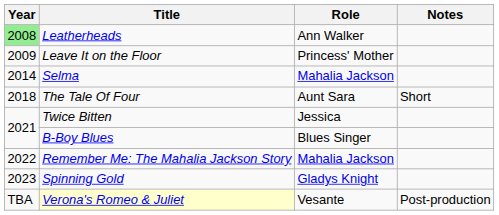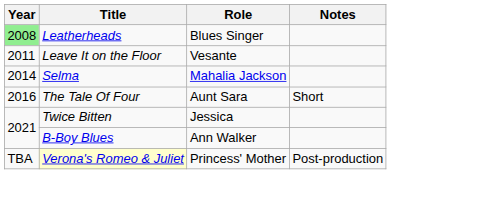(331, 35) Ann Walker -> (227, 35) Blues Singer
(22, 55) 2009 -> (21, 55) 2011
(345, 55) Princess' Mother -> (213, 55) Vesante
(22, 96) 2018 -> (22, 96) 2016
(334, 138) Blues Singer -> (223, 138) Ann Walker
- row: (167, 158)
- row: (83, 179)
(321, 199) Vesante -> (238, 158) Princess' Mother
